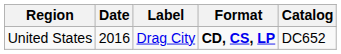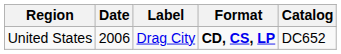(114, 37) 2016 -> (114, 37) 2006
